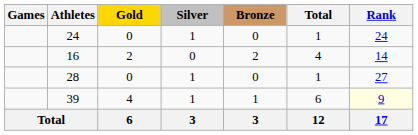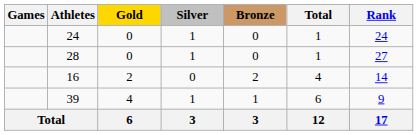rows swapped: (73, 57) <-> (73, 78)
(381, 98) lightyellow background -> (381, 98) no background
